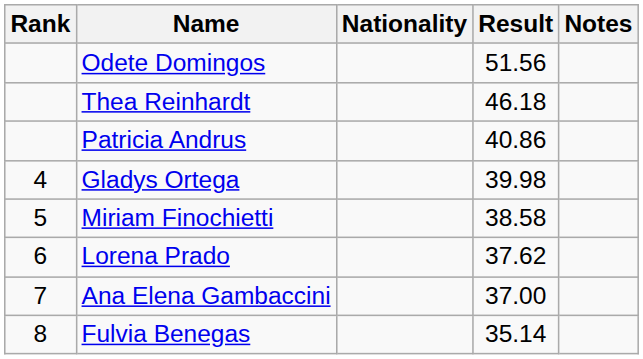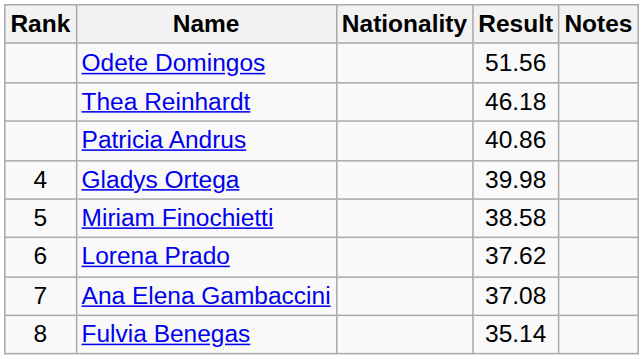(516, 295) 37.00 -> (516, 295) 37.08
